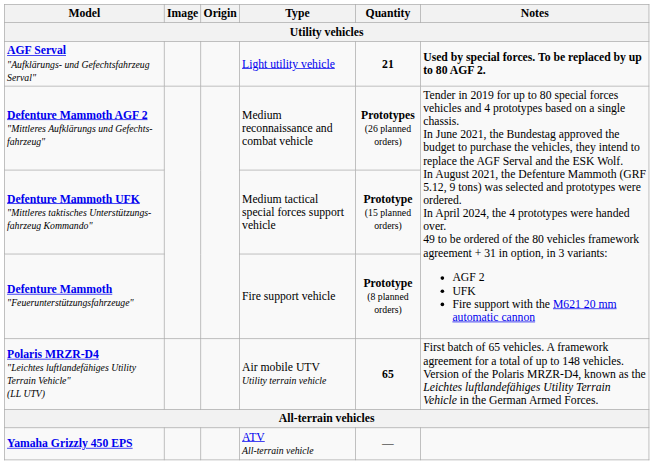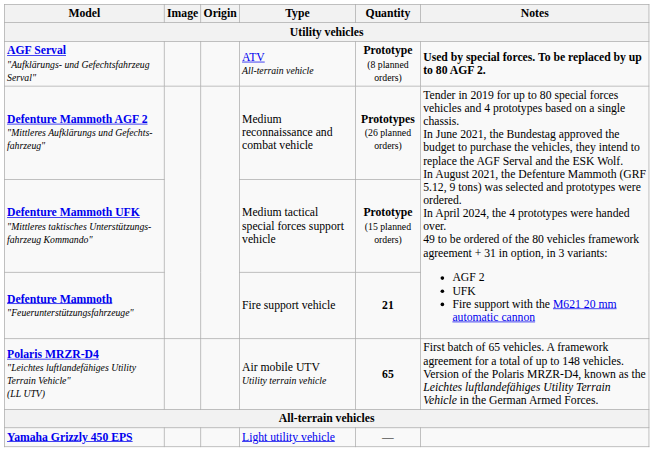(288, 63) Light utility vehicle -> (278, 63) ATV All-terrain vehicle
(388, 63) 21 -> (388, 63) Prototype (8 planned orders)
(388, 296) Prototype (8 planned orders) -> (388, 305) 21
(278, 443) ATV All-terrain vehicle -> (288, 437) Light utility vehicle
